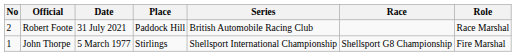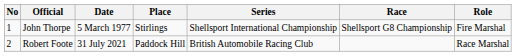rows swapped: (47, 43) <-> (48, 27)
